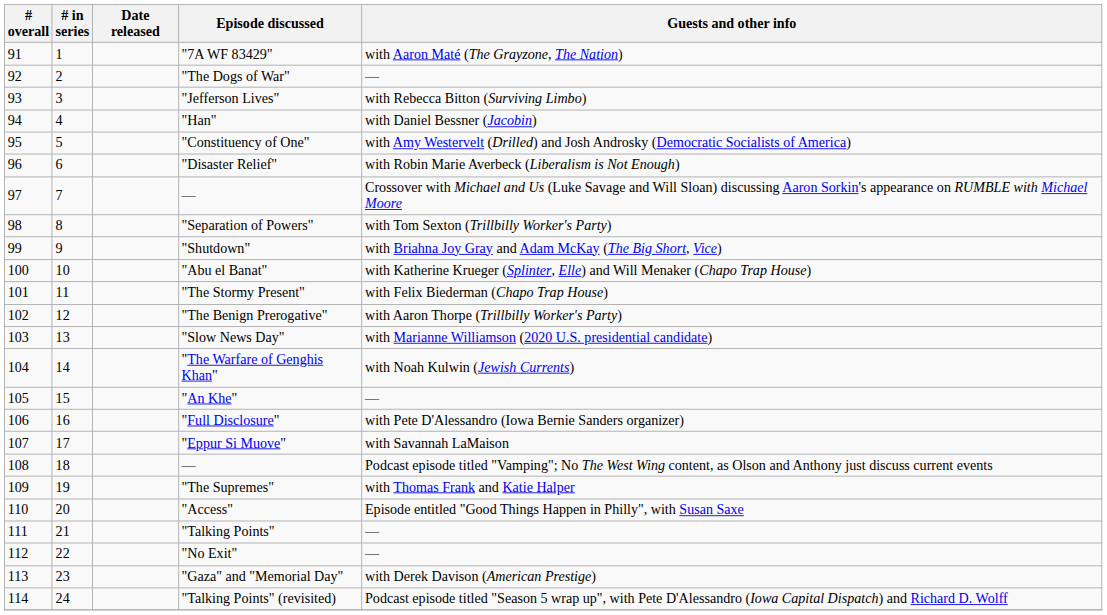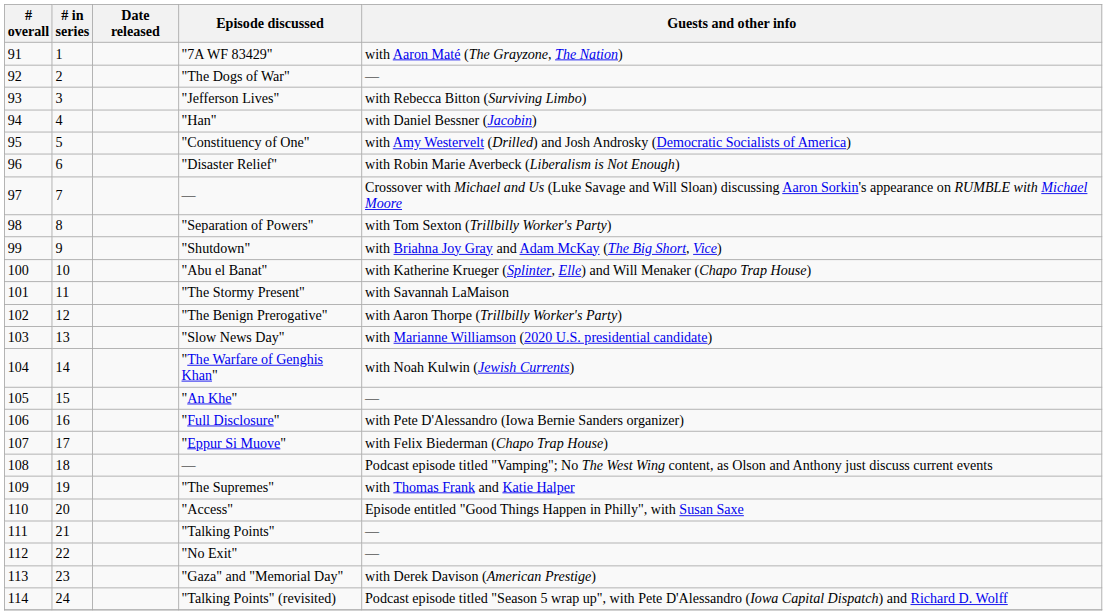(486, 292) with Felix Biederman (Chapo Trap House) -> (437, 292) with Savannah LaMaison
(437, 442) with Savannah LaMaison -> (486, 442) with Felix Biederman (Chapo Trap House)
